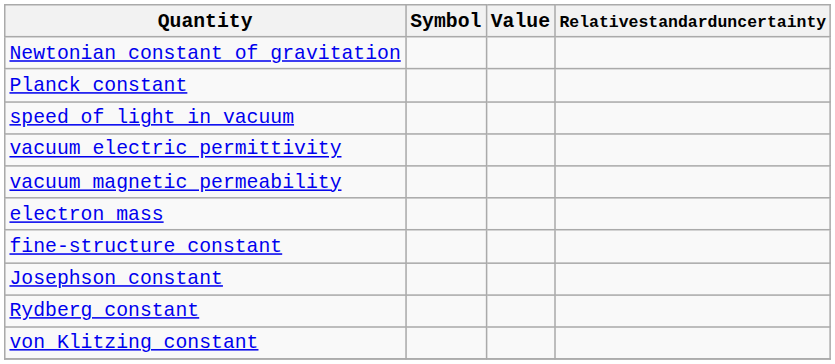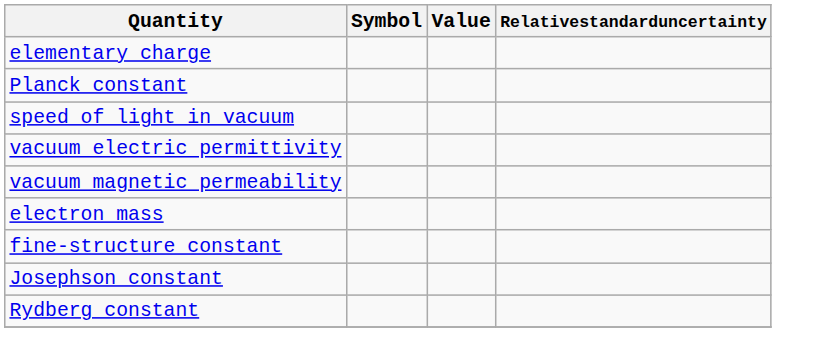+ row: (110, 53)
- row: (205, 53)
- row: (134, 343)
